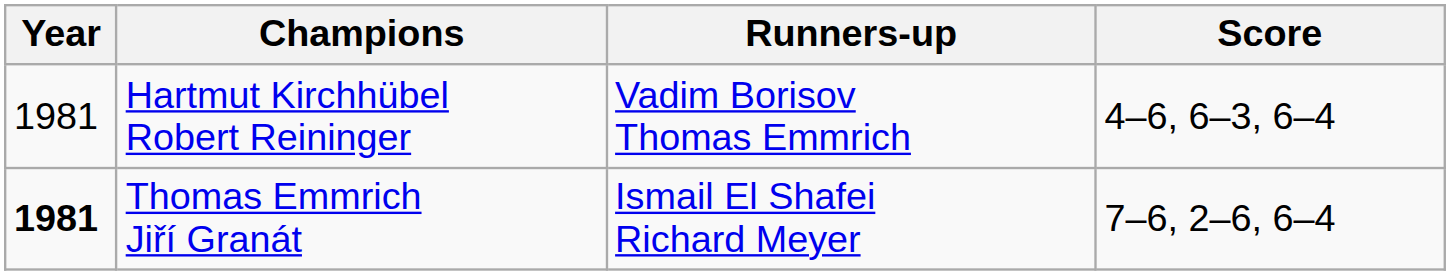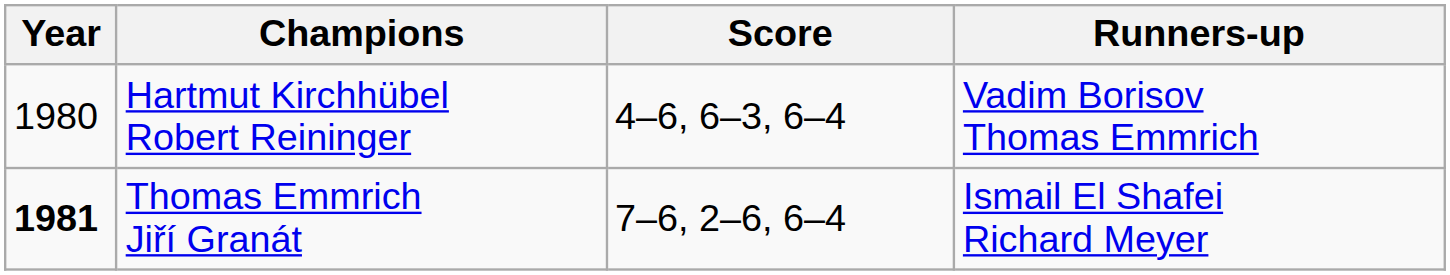columns swapped: (851, 34) <-> (1270, 34)
(56, 115) 1981 -> (56, 115) 1980
